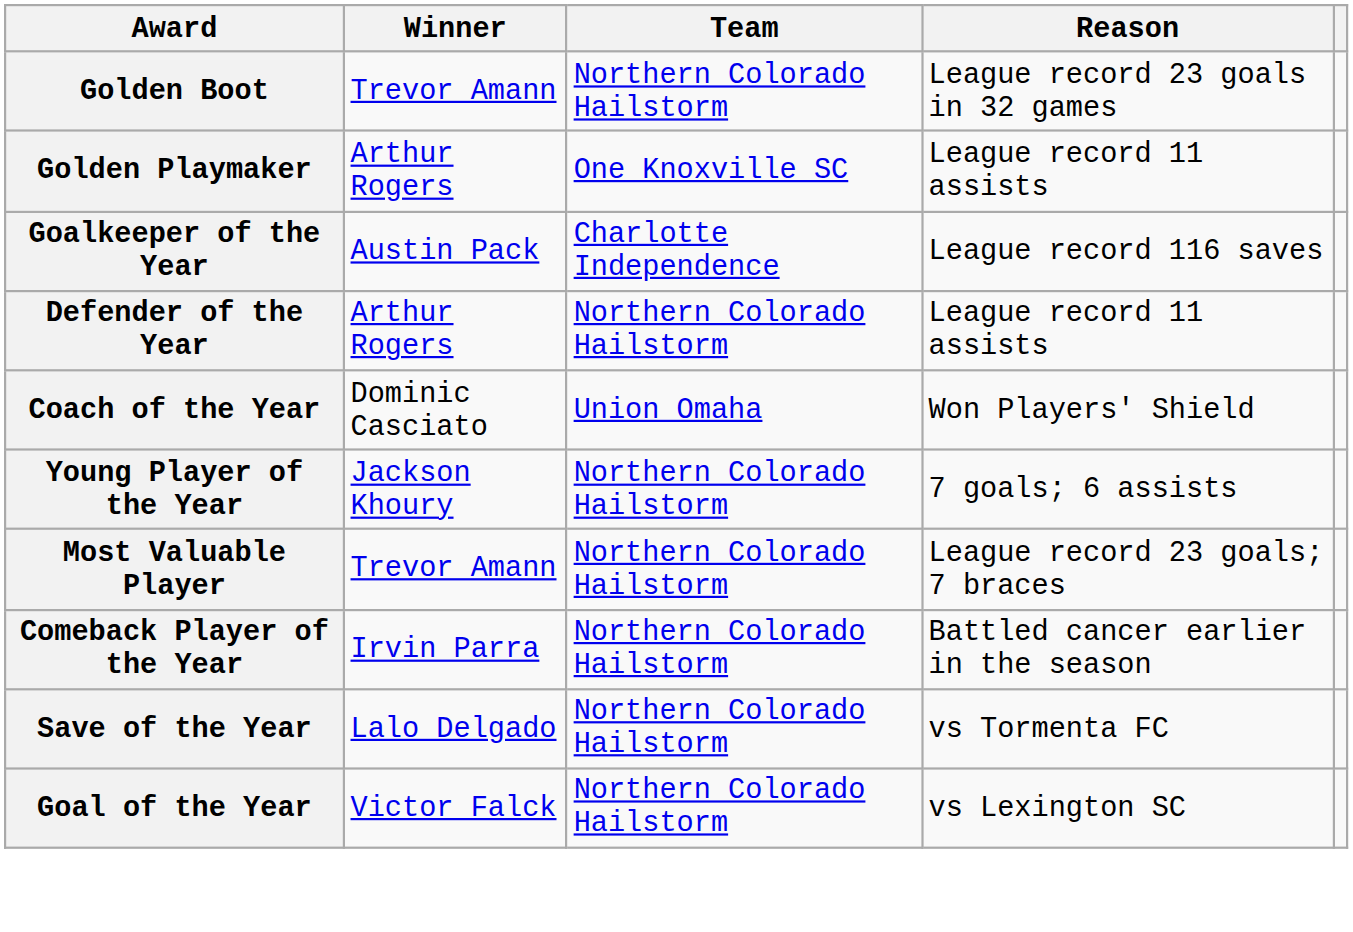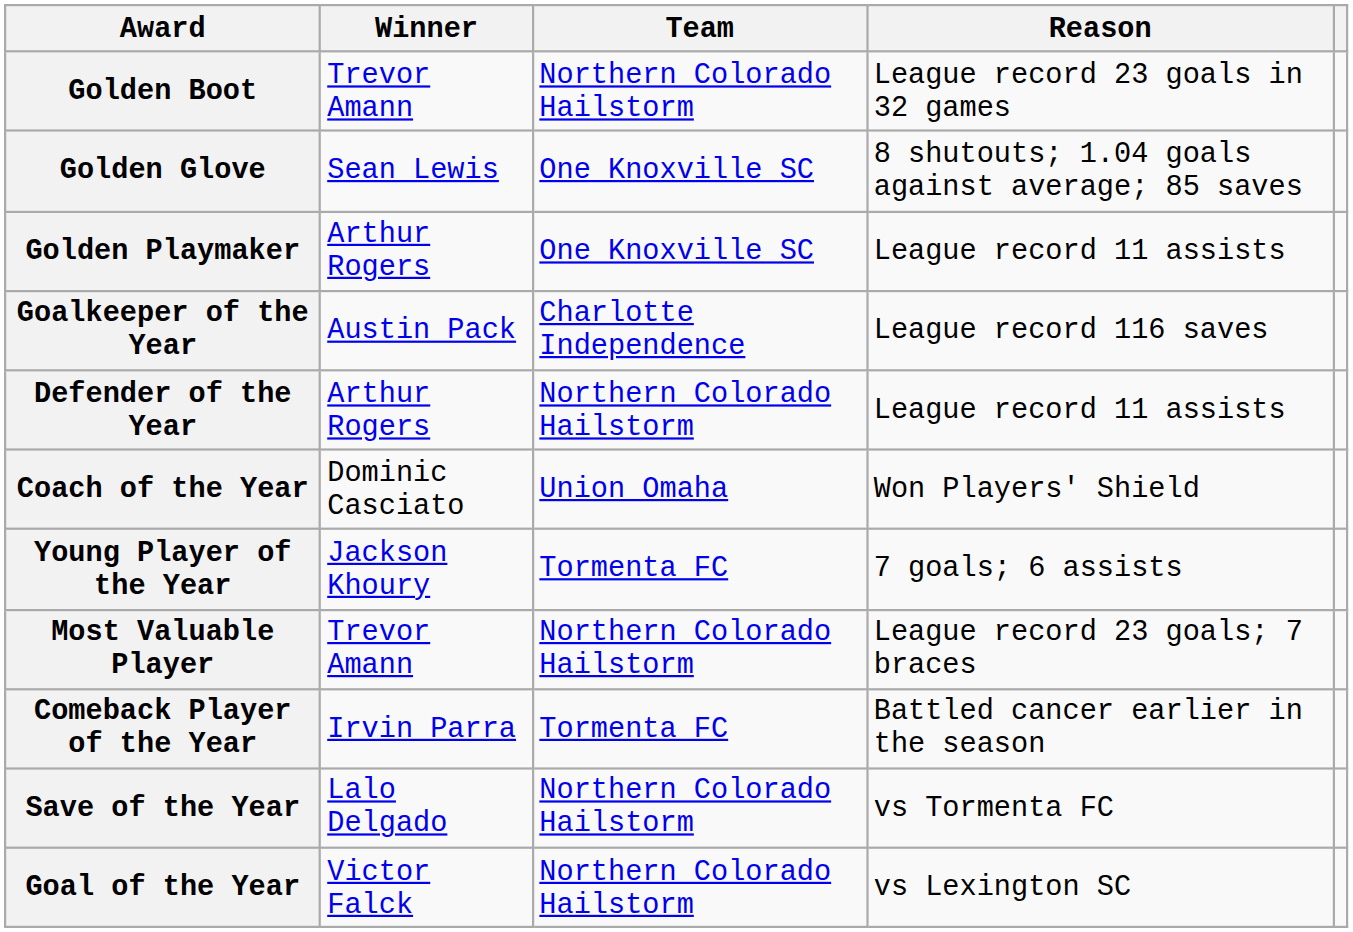+ row: (163, 171)
(720, 490) Northern Colorado Hailstorm -> (634, 569) Tormenta FC
(720, 649) Northern Colorado Hailstorm -> (634, 728) Tormenta FC
